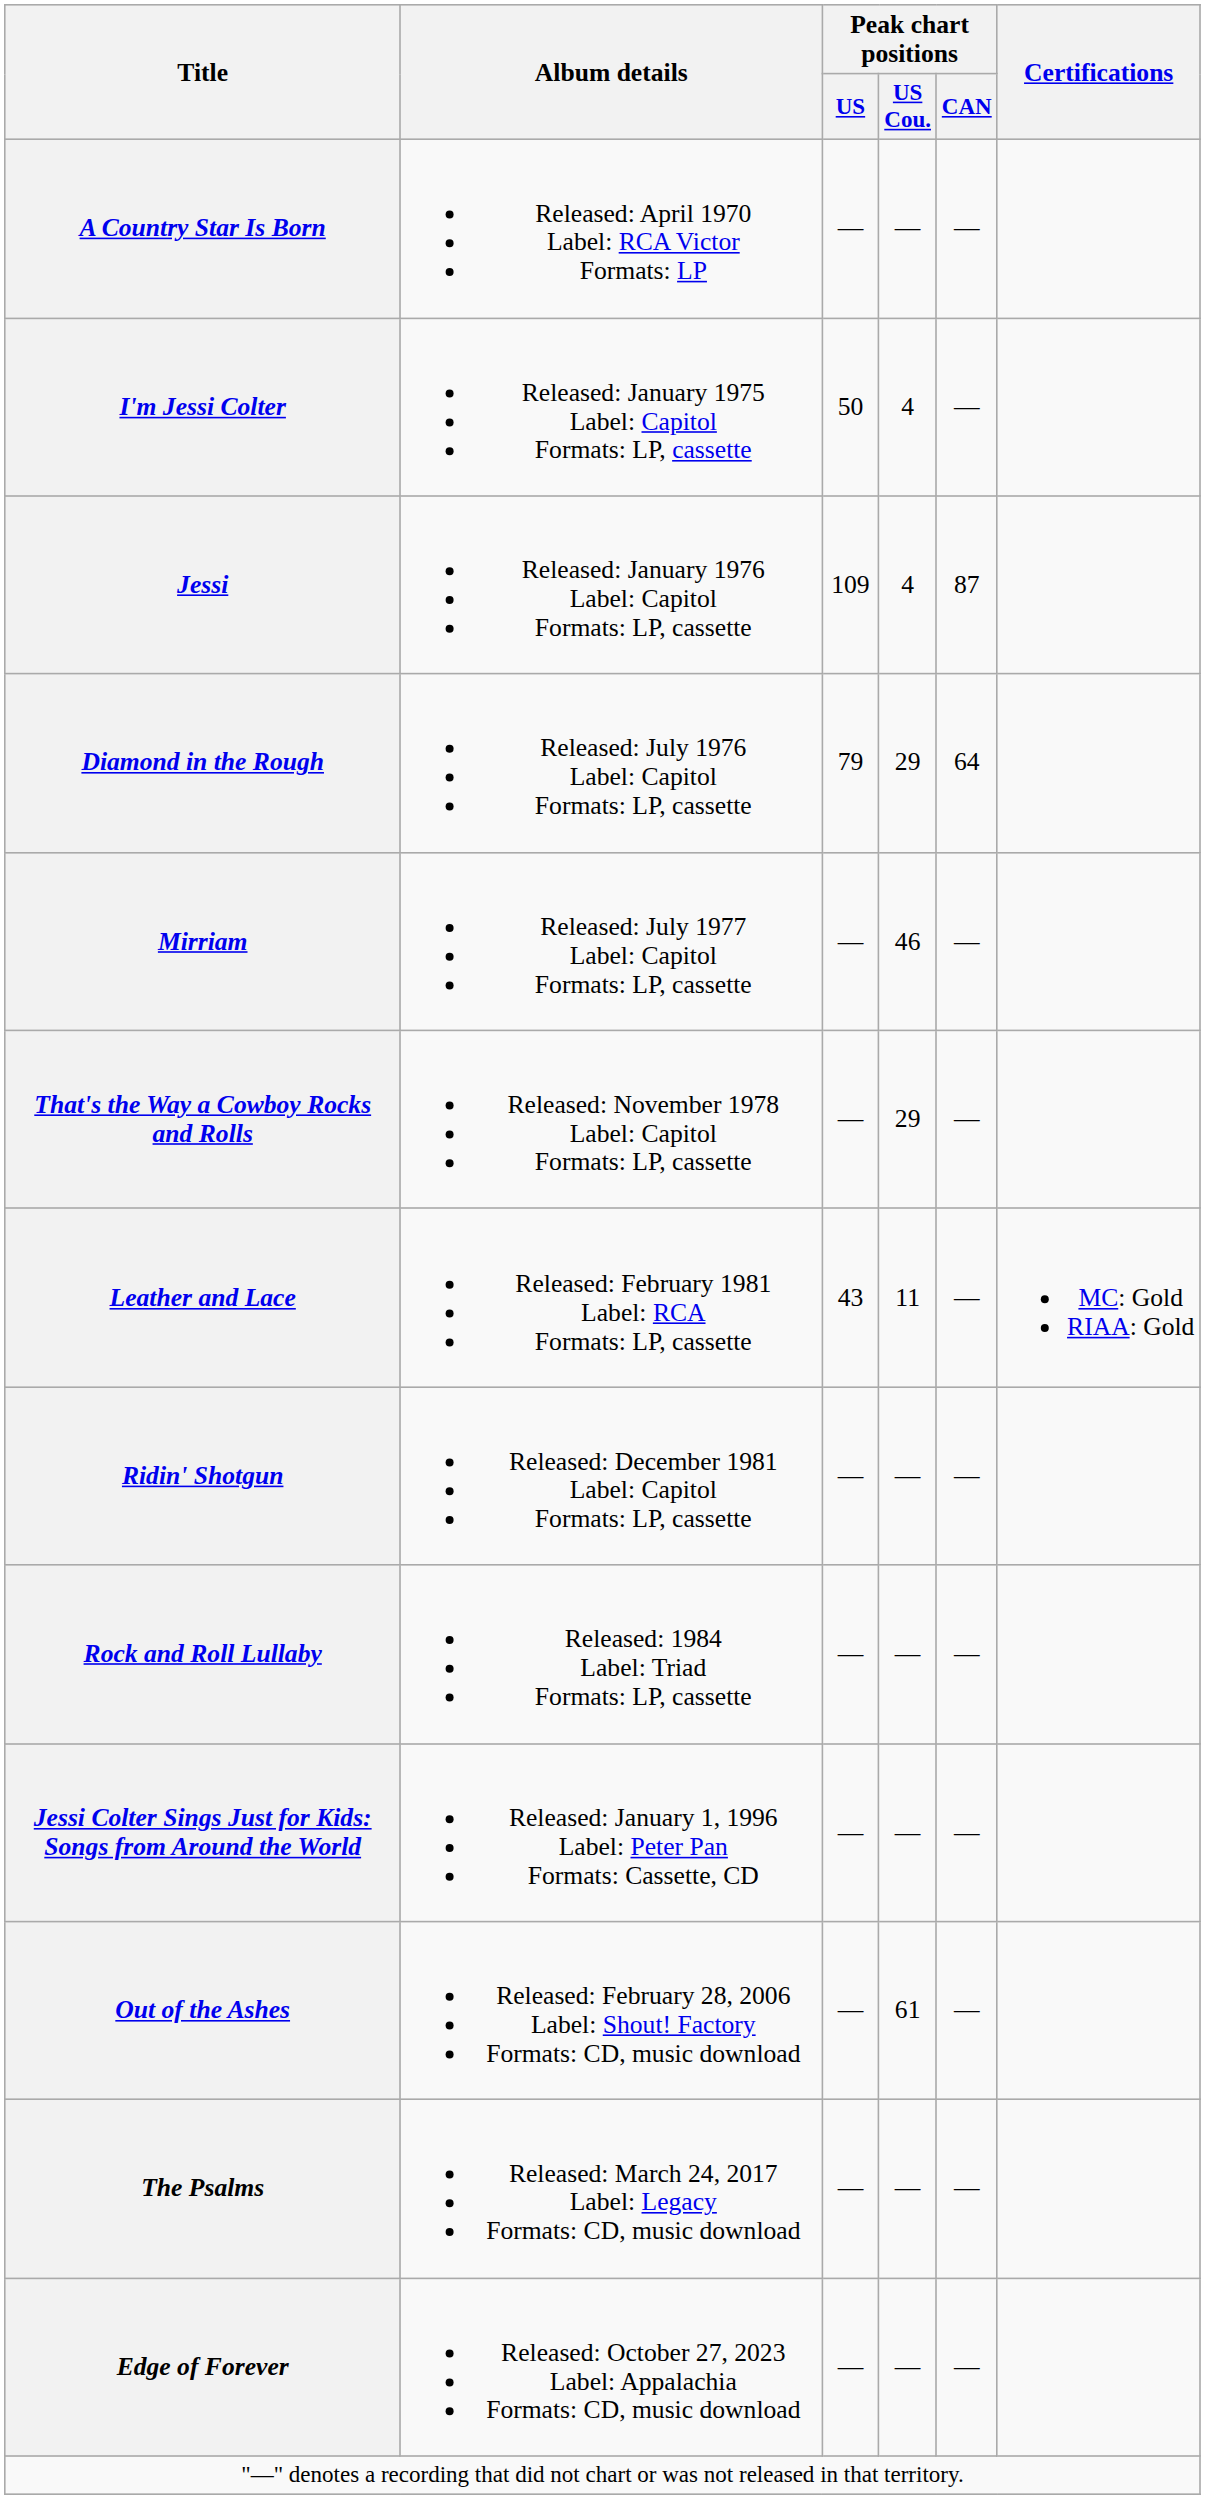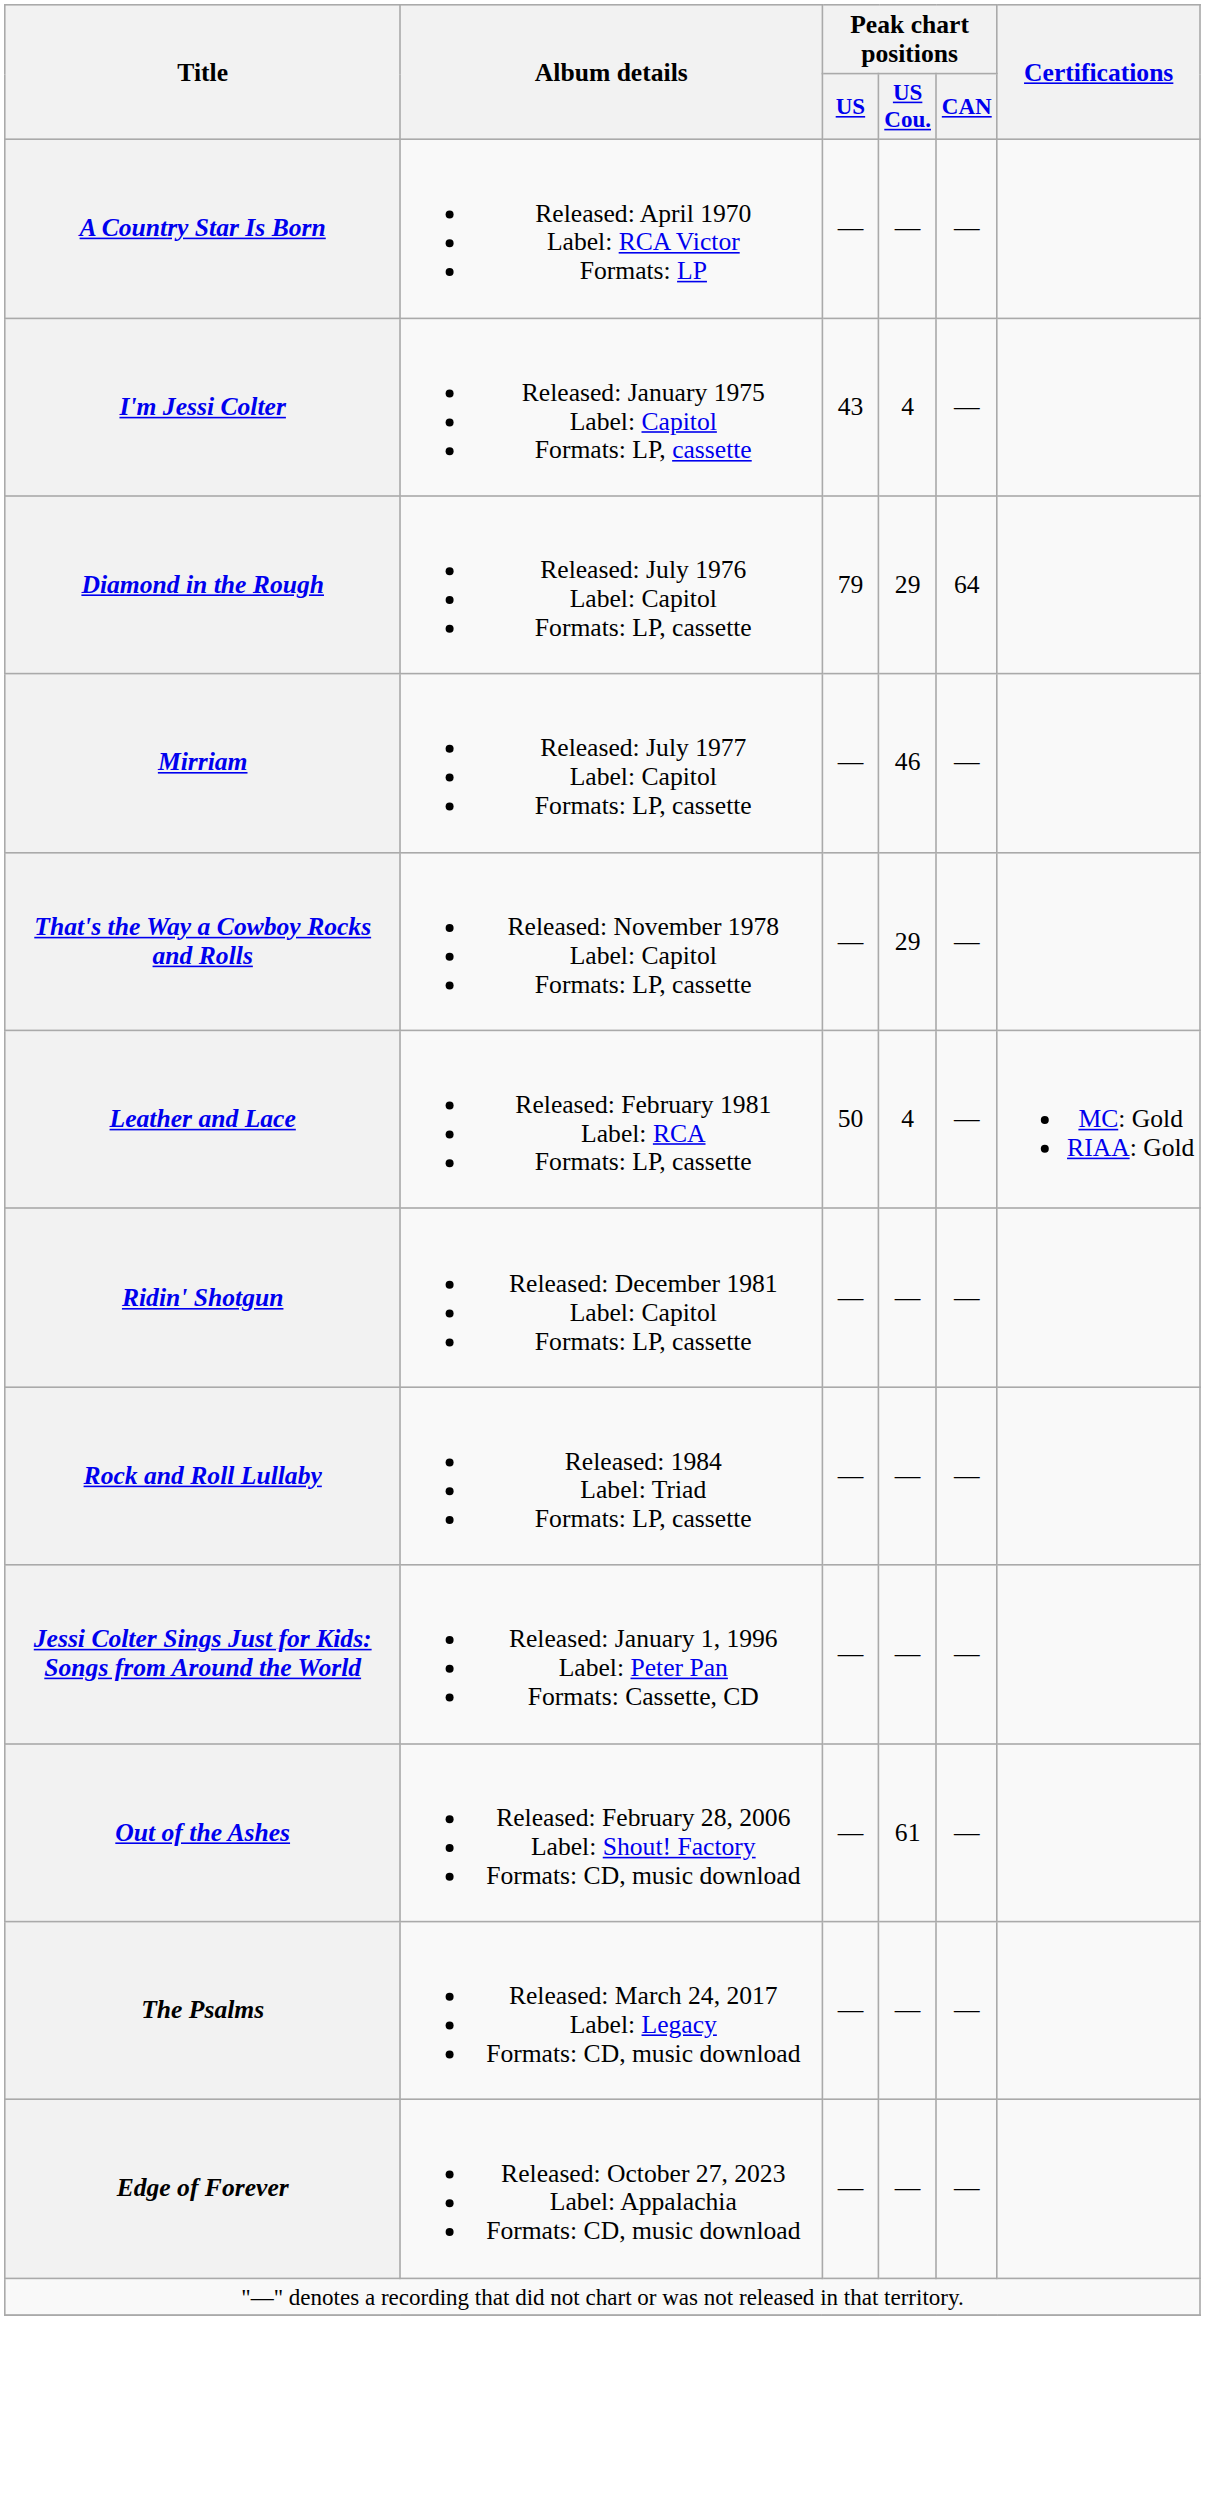(850, 406) 50 -> (850, 406) 43
- row: (203, 584)
(850, 1297) 43 -> (850, 1119) 50
(908, 1297) 11 -> (908, 1119) 4
